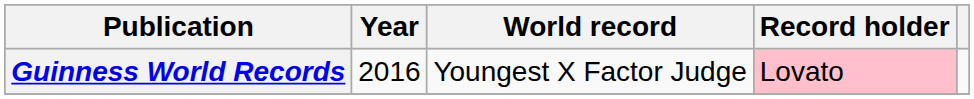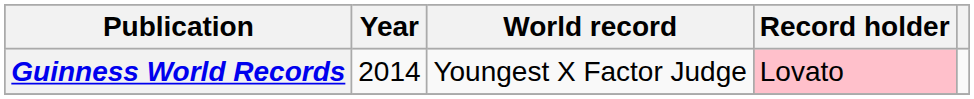(389, 71) 2016 -> (389, 71) 2014
